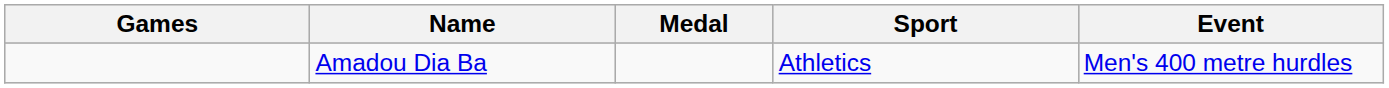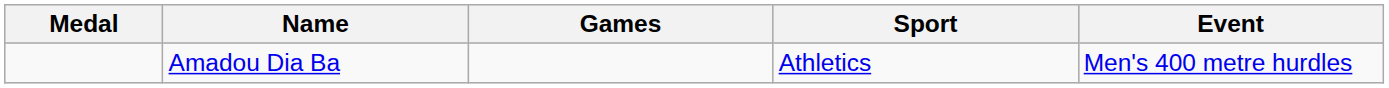columns swapped: (694, 23) <-> (157, 23)
